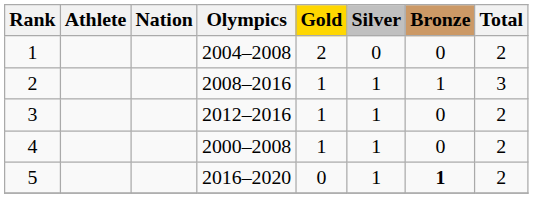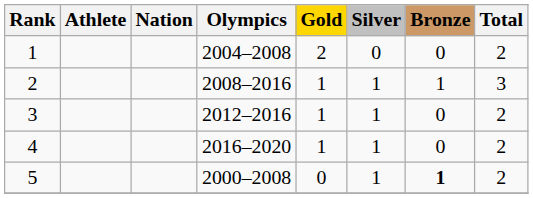(247, 146) 2000–2008 -> (247, 146) 2016–2020
(247, 177) 2016–2020 -> (247, 177) 2000–2008
